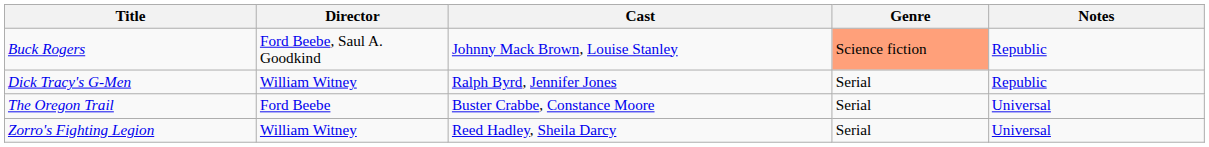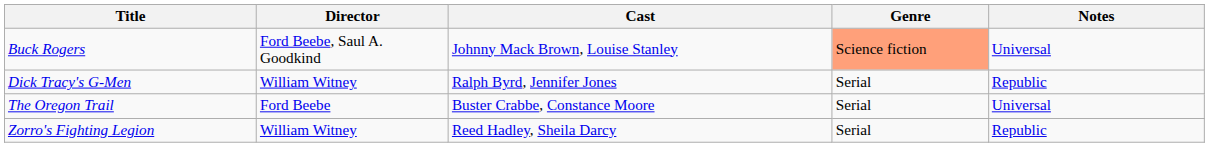(1019, 49) Republic -> (1021, 49) Universal
(1021, 130) Universal -> (1019, 130) Republic
